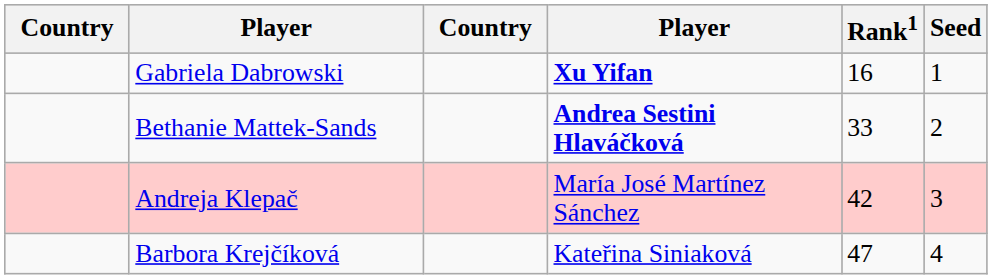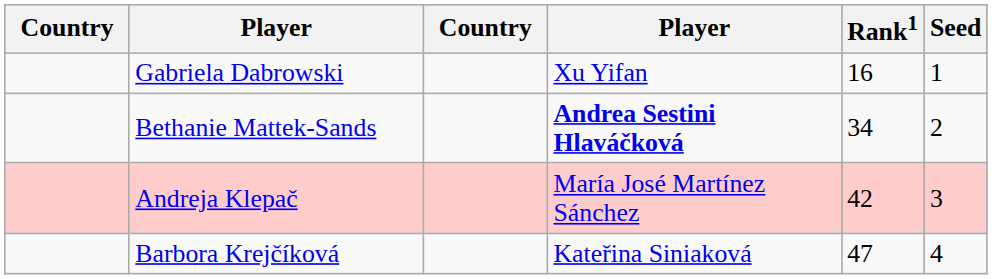(603, 72) bold -> (601, 72) normal
(860, 128) 33 -> (860, 128) 34
